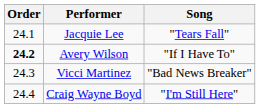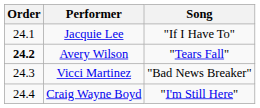(199, 34) "Tears Fall" -> (199, 34) "If I Have To"
(199, 53) "If I Have To" -> (199, 53) "Tears Fall"
